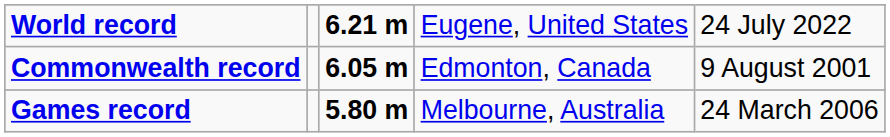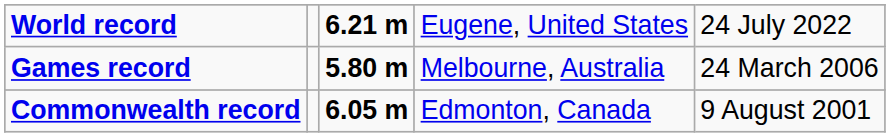rows swapped: (156, 68) <-> (101, 110)
